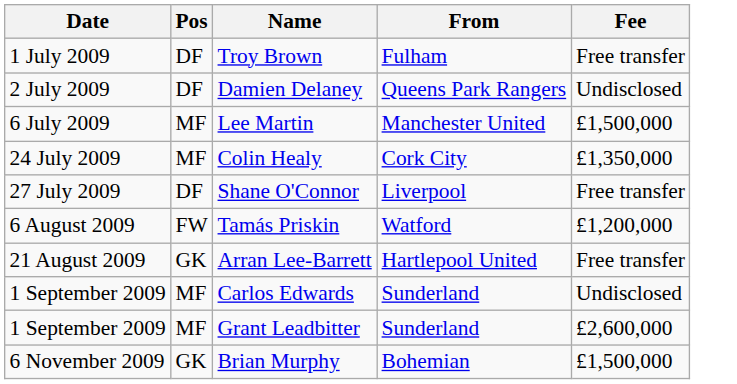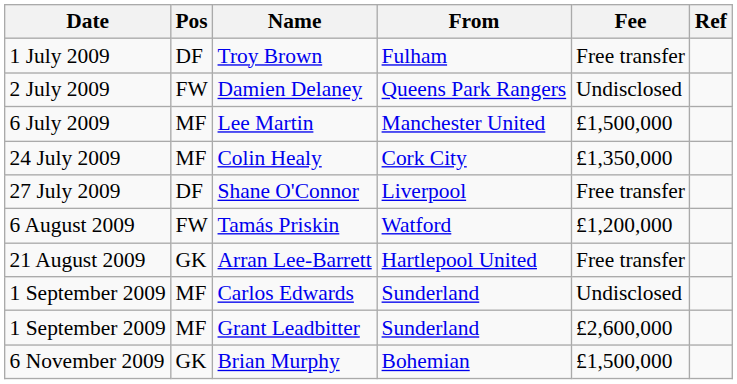+ column: (711, 21)
(189, 89) DF -> (192, 89) FW
